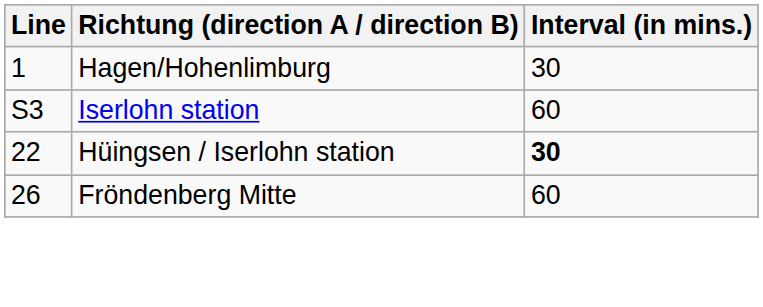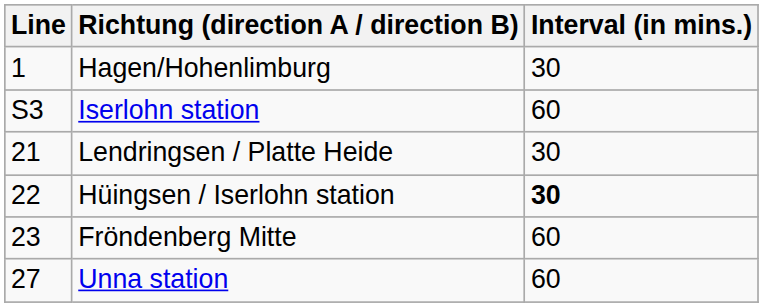+ row: (236, 152)
(26, 195) 26 -> (26, 237) 23
+ row: (153, 279)
